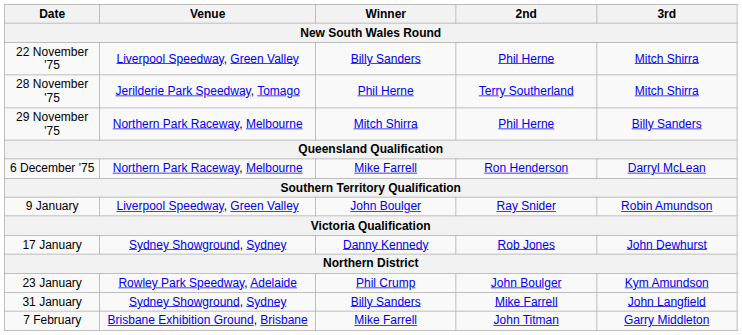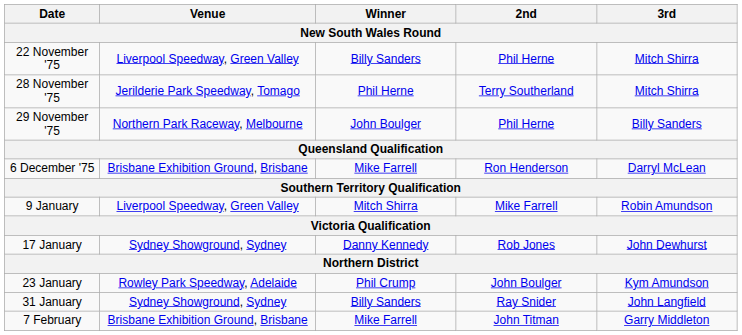(386, 123) Mitch Shirra -> (386, 123) John Boulger
(208, 168) Northern Park Raceway, Melbourne -> (208, 168) Brisbane Exhibition Ground, Brisbane
(386, 206) John Boulger -> (386, 206) Mitch Shirra
(526, 206) Ray Snider -> (526, 206) Mike Farrell
(526, 301) Mike Farrell -> (526, 301) Ray Snider
